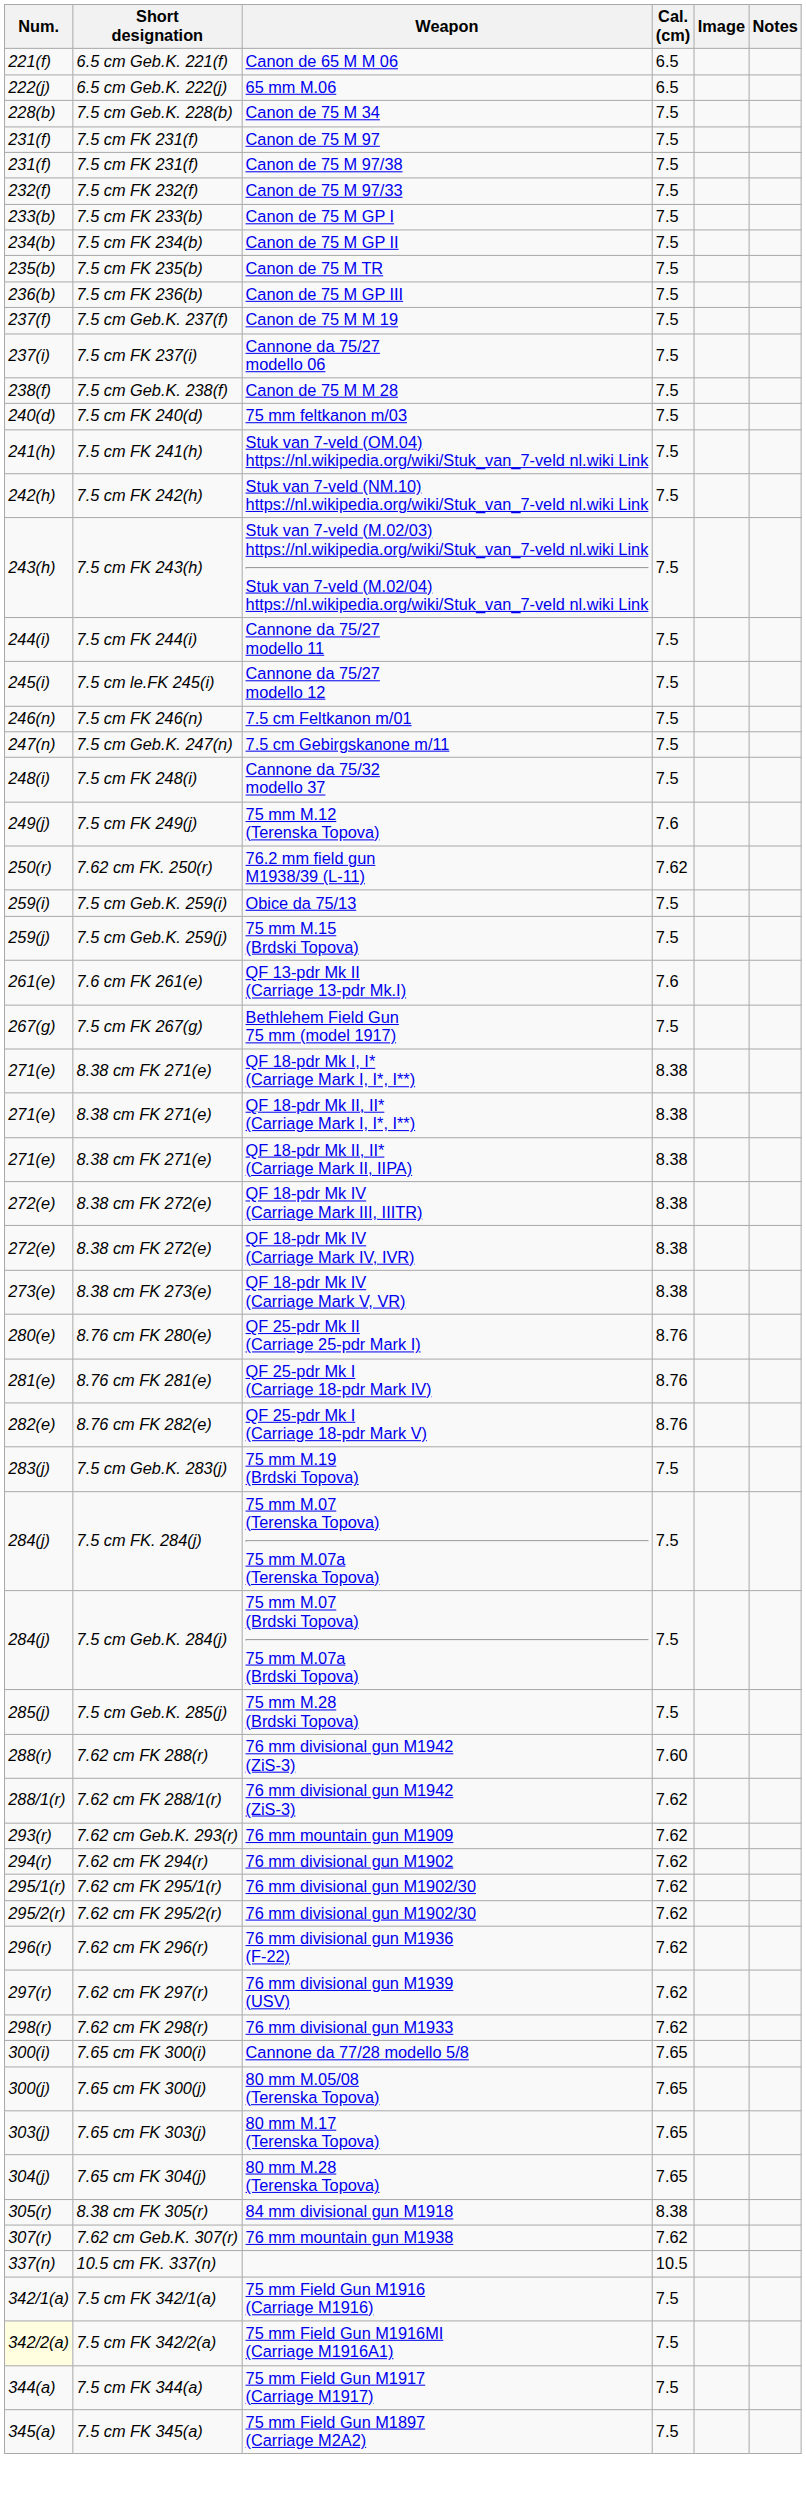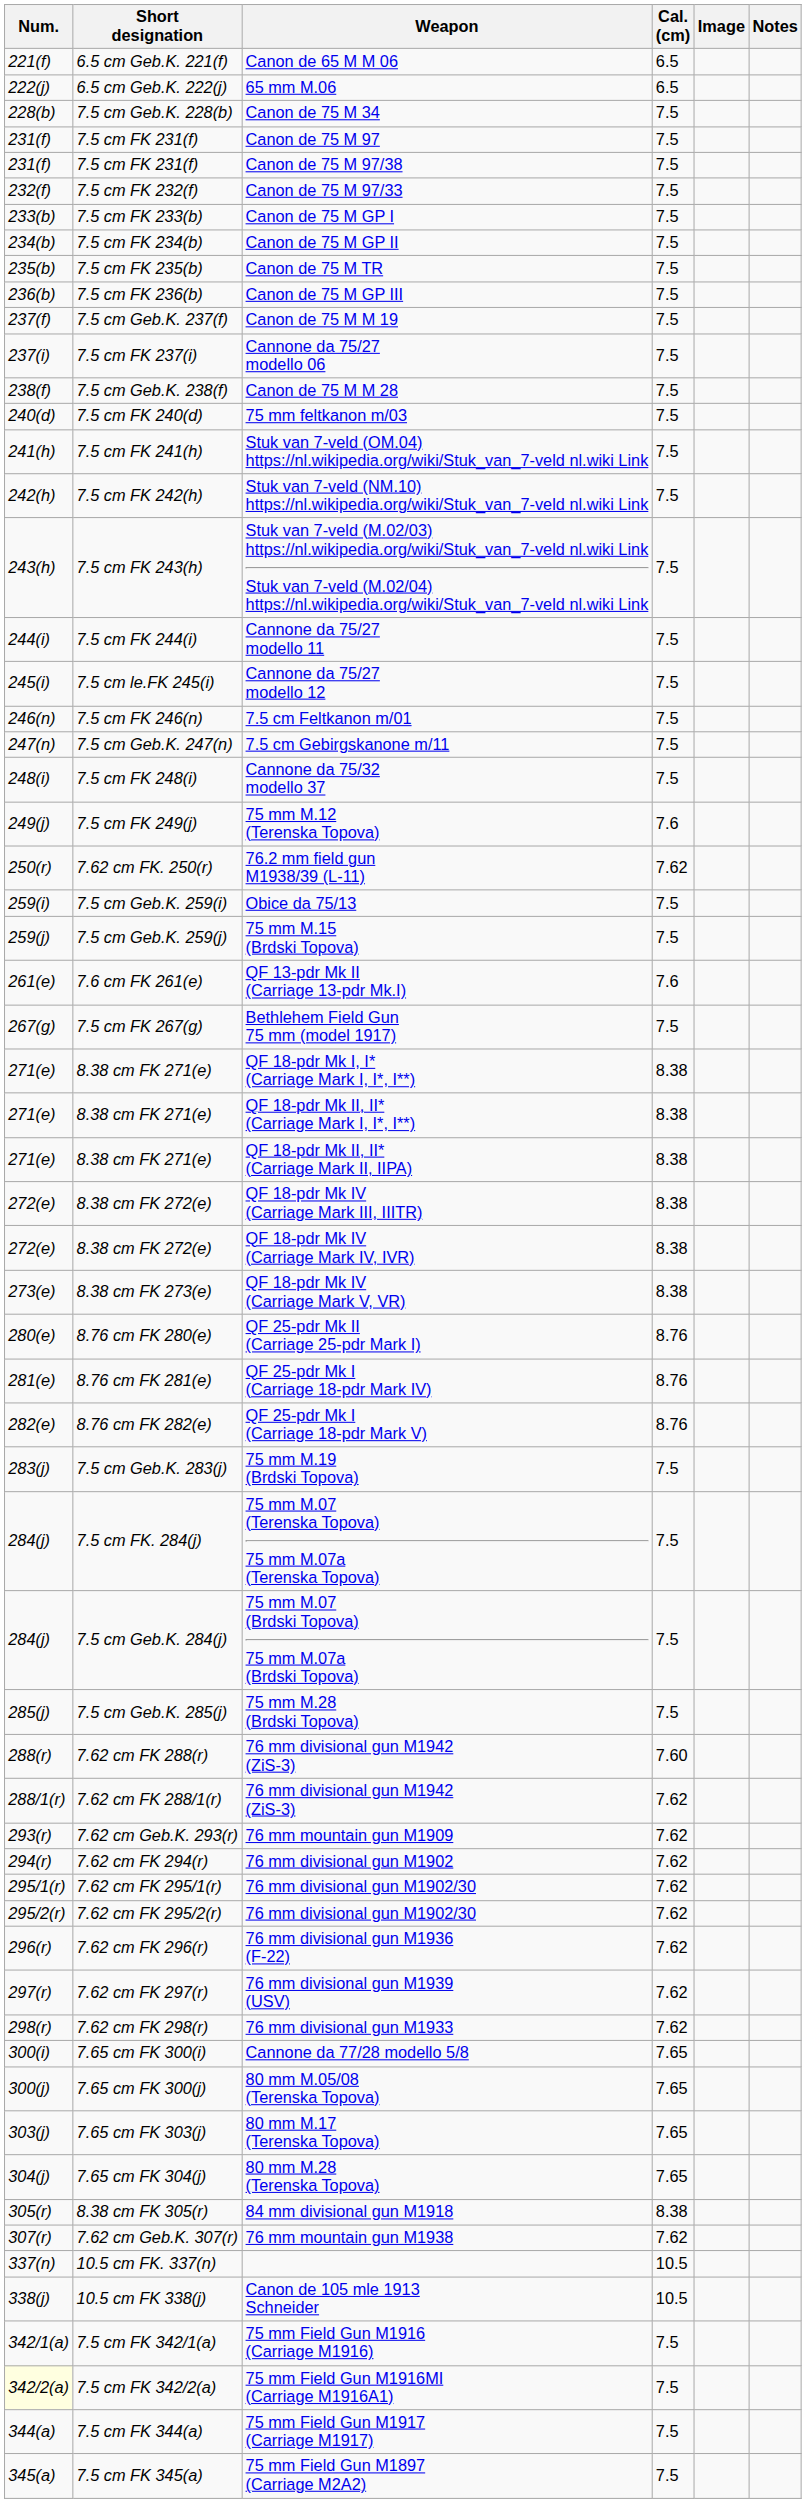+ row: (141, 2298)
